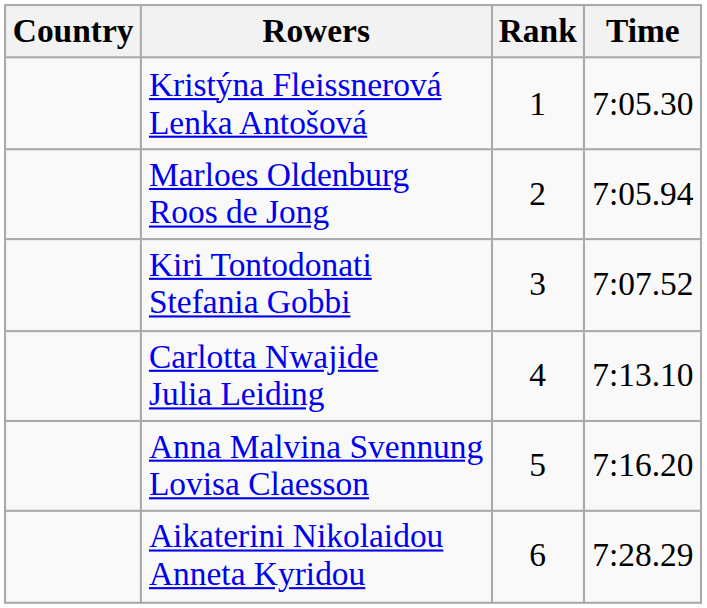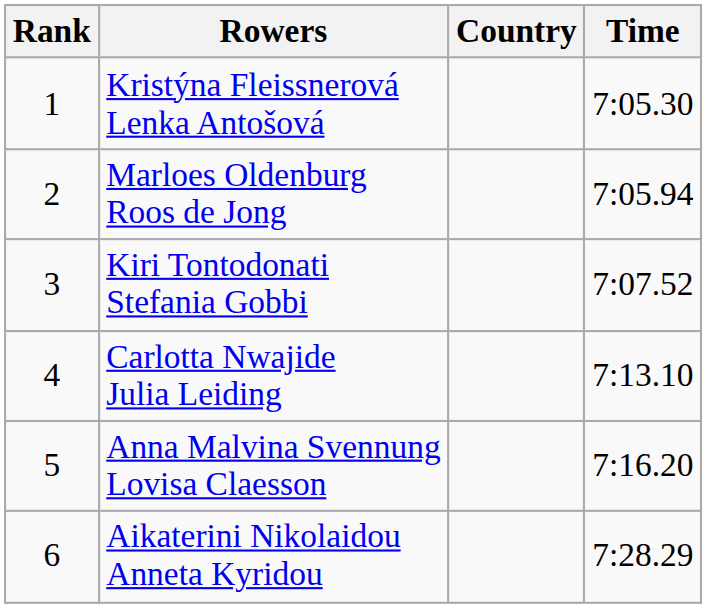columns swapped: (538, 31) <-> (73, 31)
